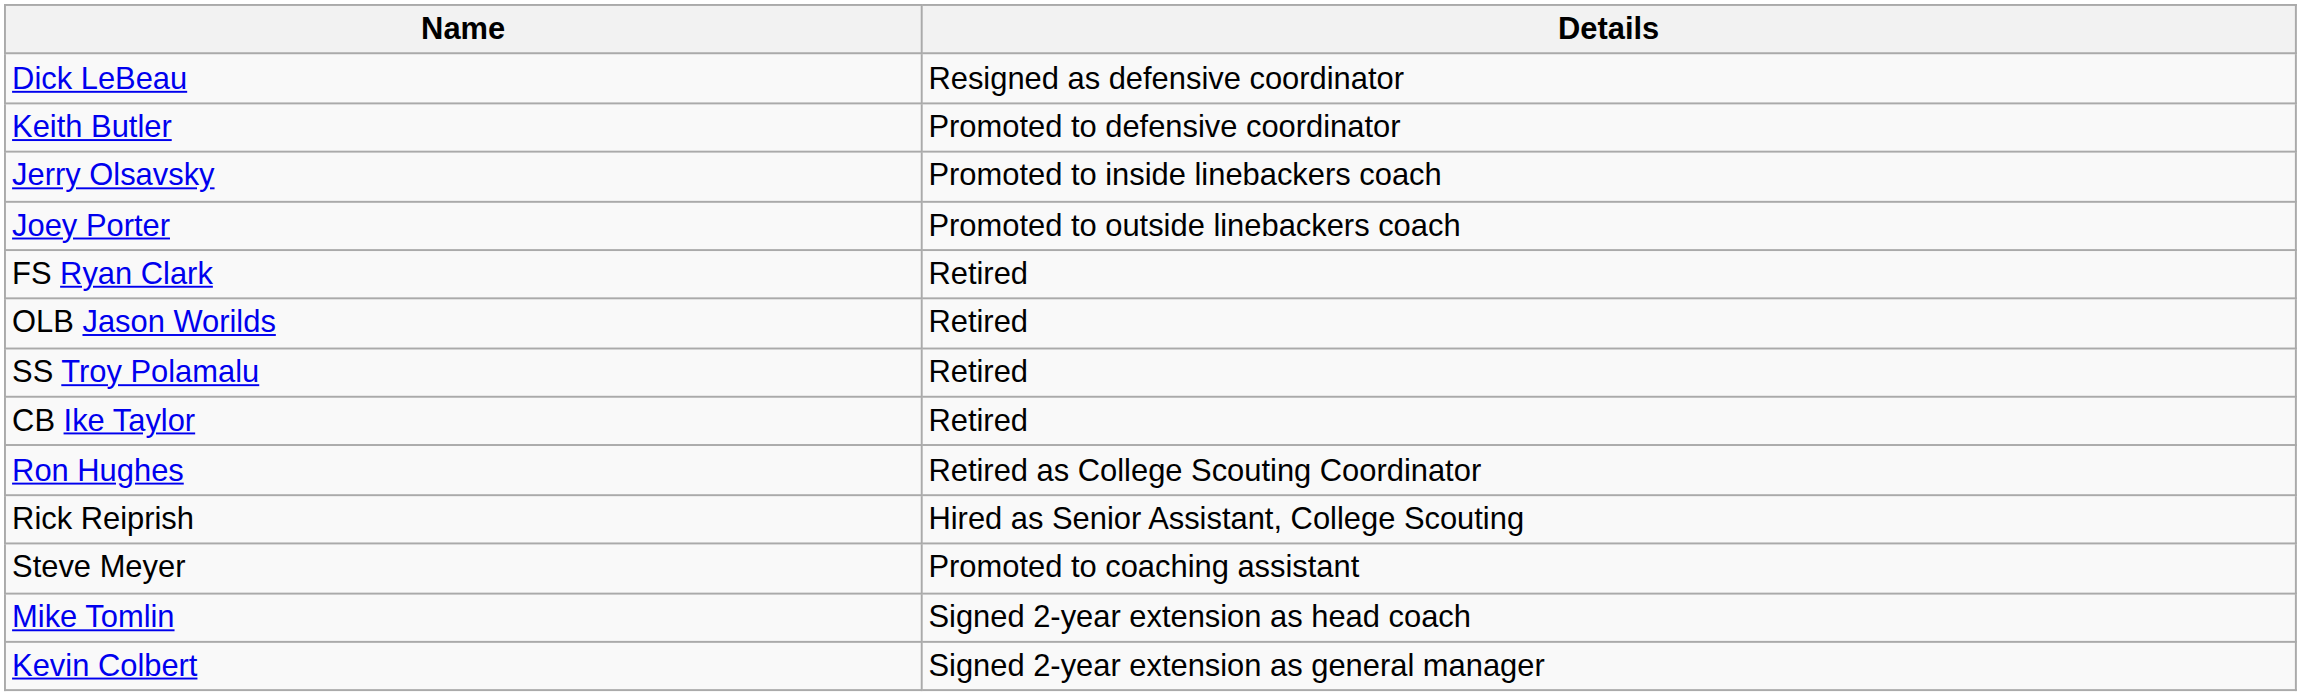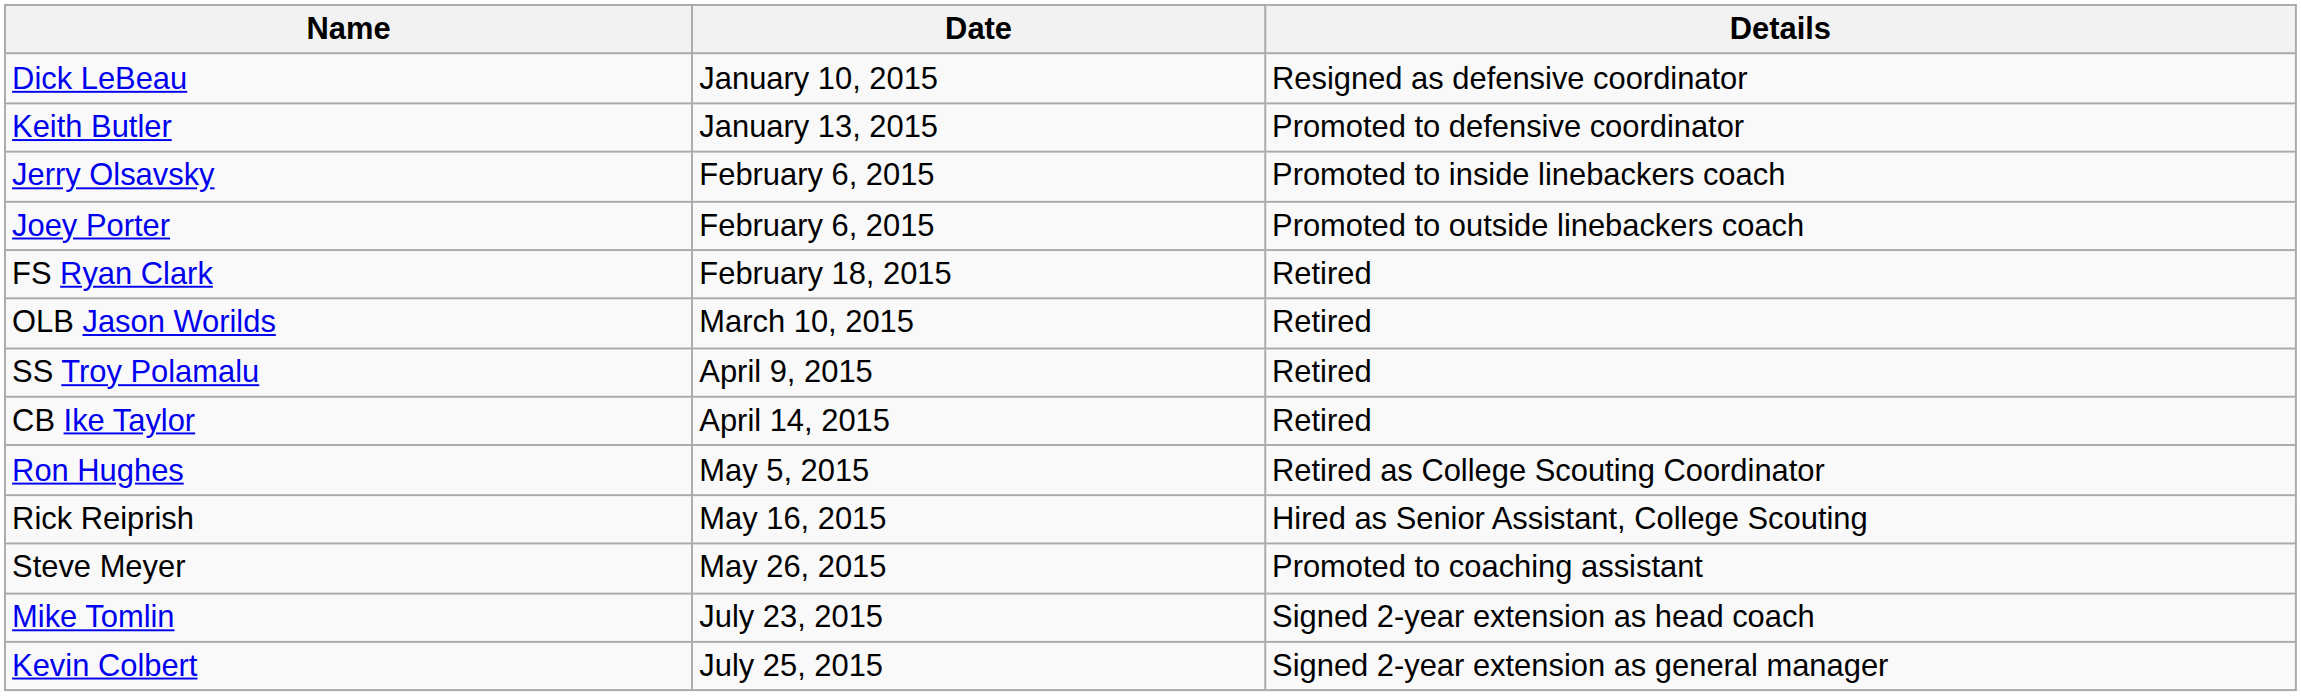+ column: (979, 28)
